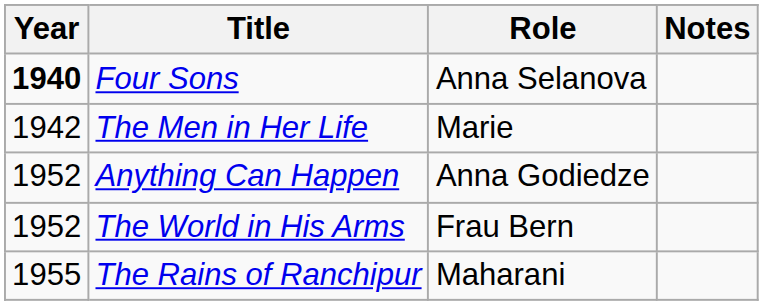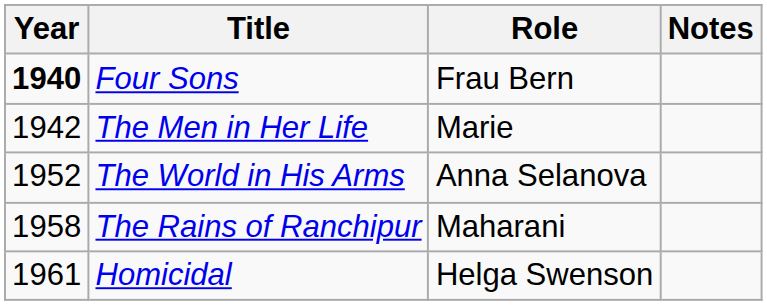(541, 78) Anna Selanova -> (505, 78) Frau Bern
- row: (247, 176)
(505, 226) Frau Bern -> (541, 176) Anna Selanova
(47, 275) 1955 -> (47, 226) 1958
+ row: (164, 275)
